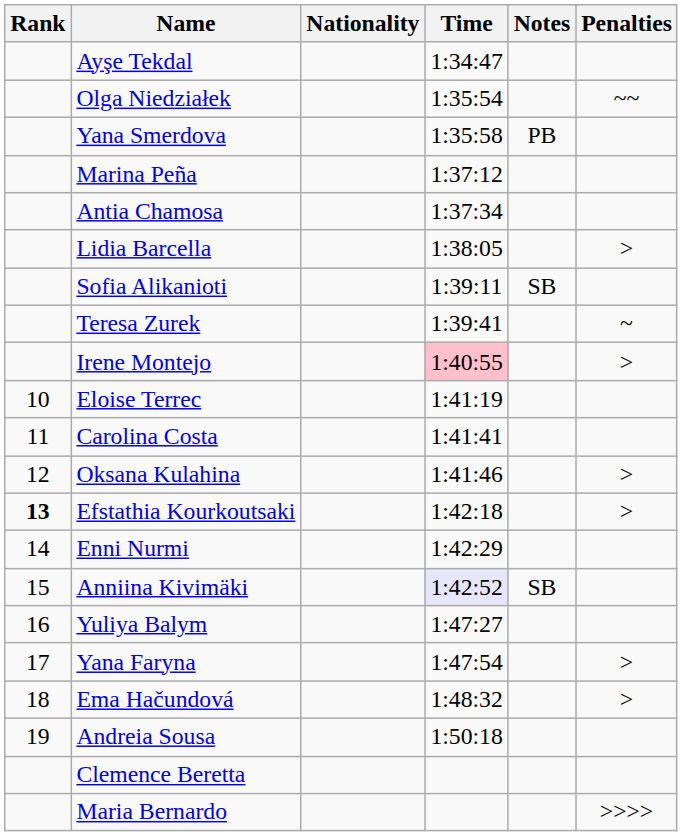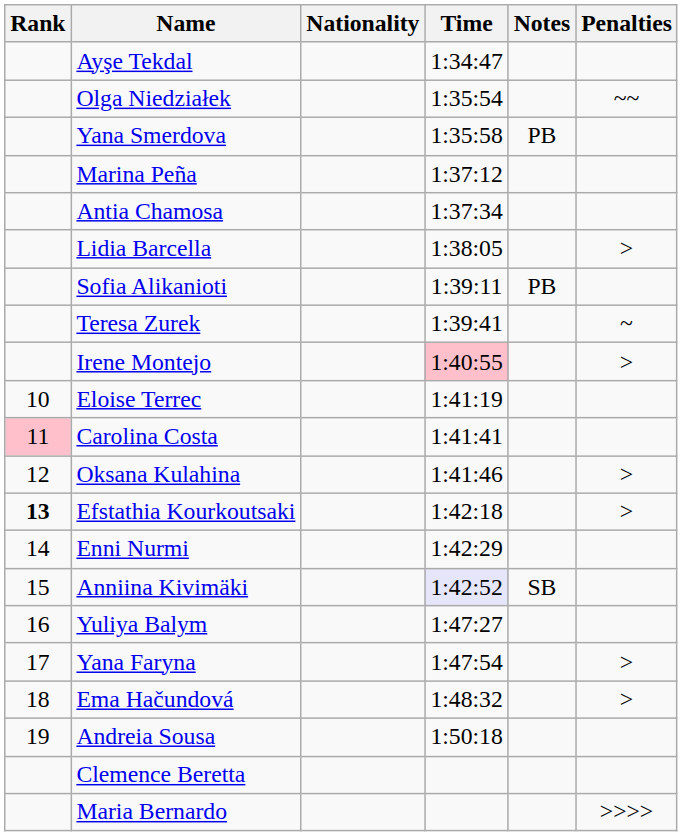(542, 286) SB -> (542, 286) PB
(38, 436) no background -> (38, 436) pink background
